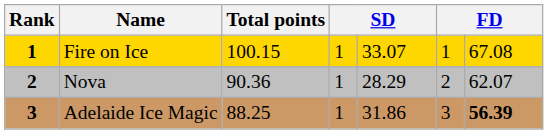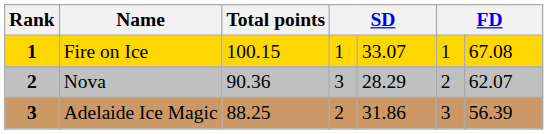(339, 81) 1 -> (339, 81) 3
(339, 112) 1 -> (339, 112) 2
(491, 112) bold -> (491, 112) normal
